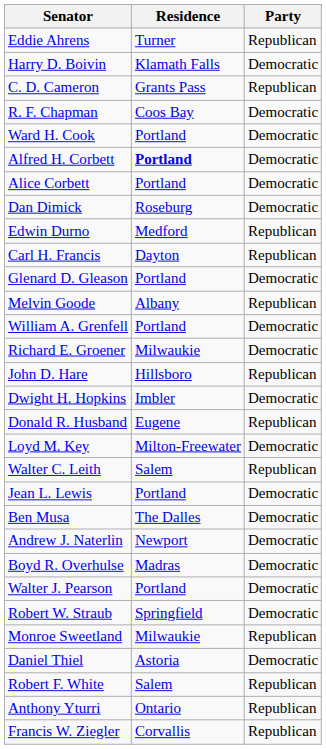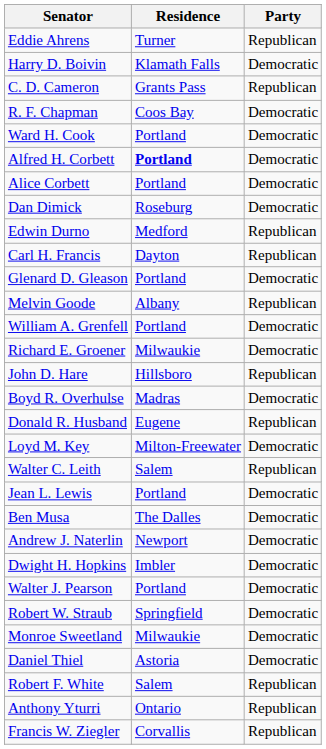rows swapped: (67, 398) <-> (66, 565)
(282, 636) Republican -> (283, 636) Democratic
